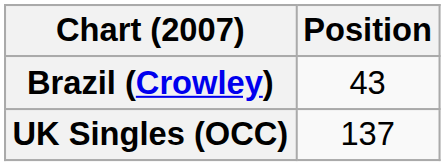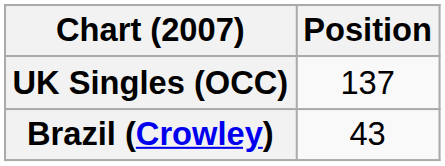rows swapped: (150, 82) <-> (150, 133)
